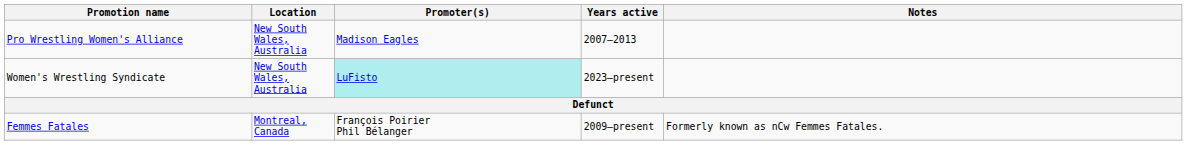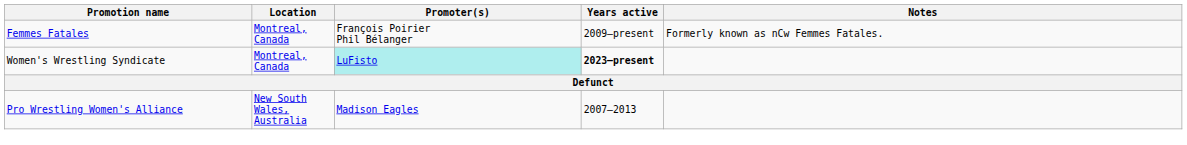rows swapped: (48, 127) <-> (95, 39)
(280, 78) New South Wales, Australia -> (280, 61) Montreal, Canada
(619, 78) normal -> (619, 61) bold
